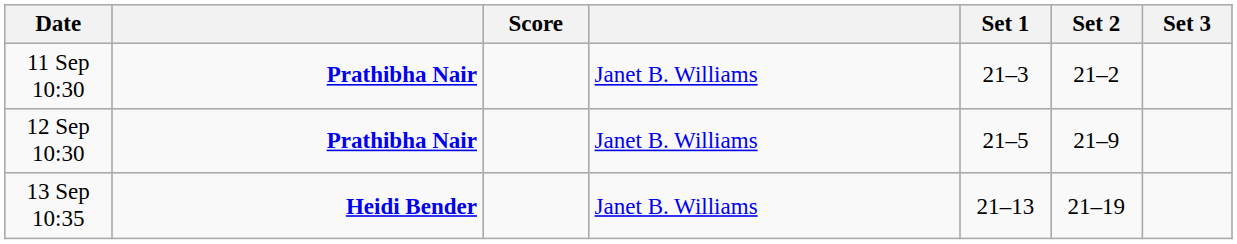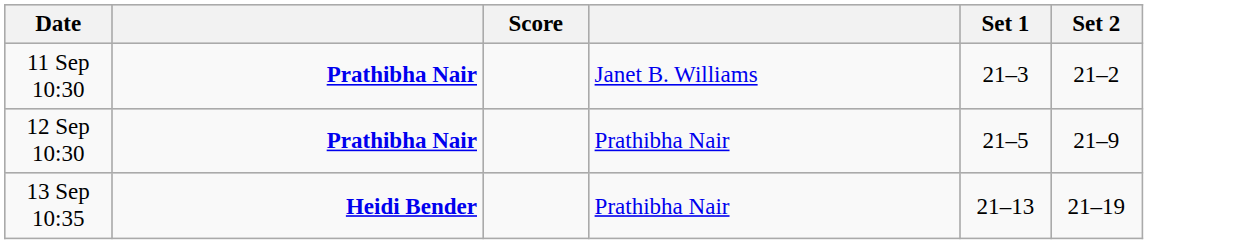- column: (1187, 23)
(676, 140) Janet B. Williams -> (662, 140) Prathibha Nair
(676, 205) Janet B. Williams -> (662, 205) Prathibha Nair
